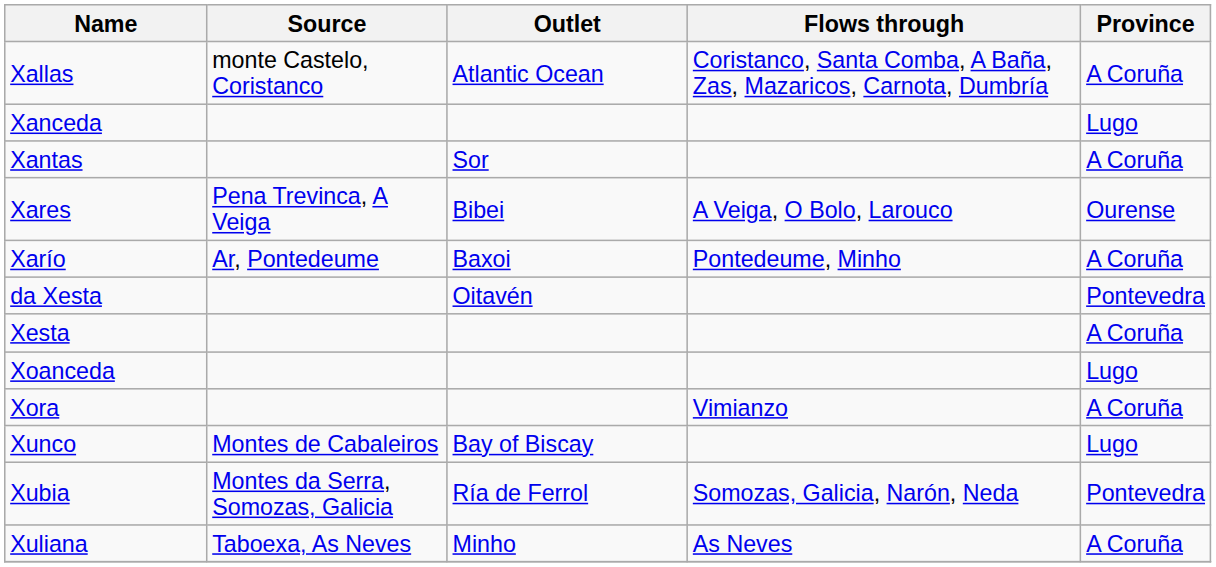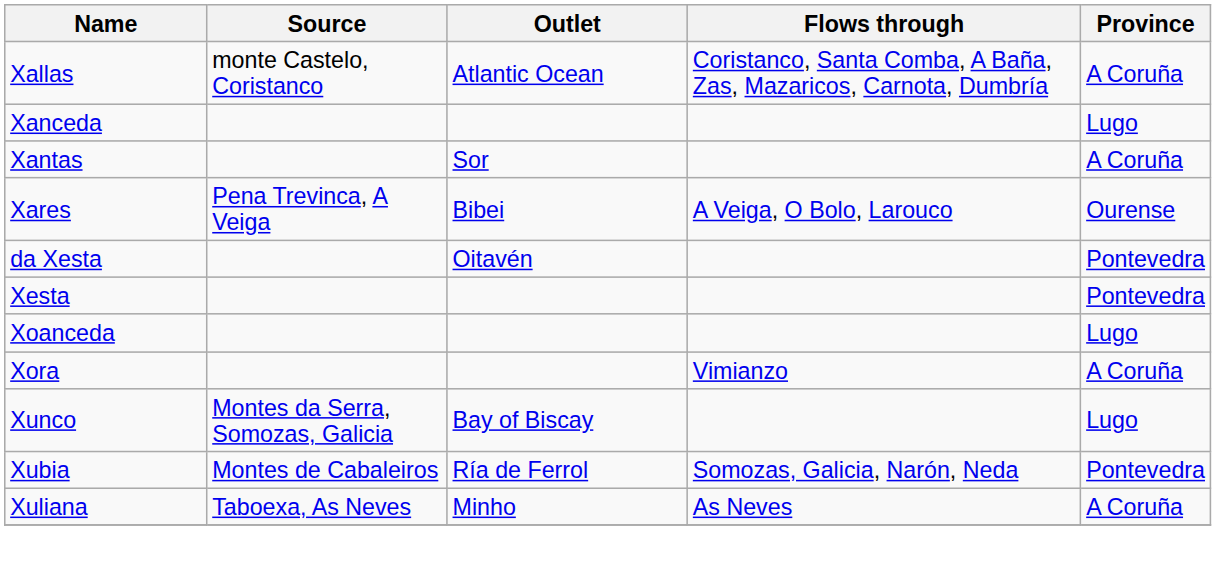- row: (38, 259)
(1135, 333) A Coruña -> (1146, 296) Pontevedra
(325, 444) Montes de Cabaleiros -> (303, 420) Montes da Serra, Somozas, Galicia
(303, 493) Montes da Serra, Somozas, Galicia -> (325, 470) Montes de Cabaleiros
